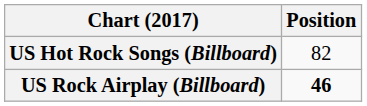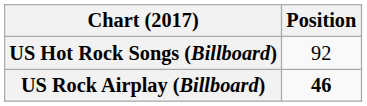(321, 52) 82 -> (321, 52) 92
